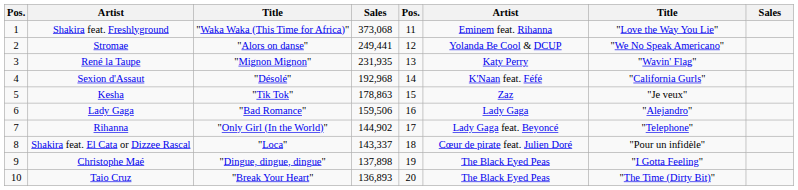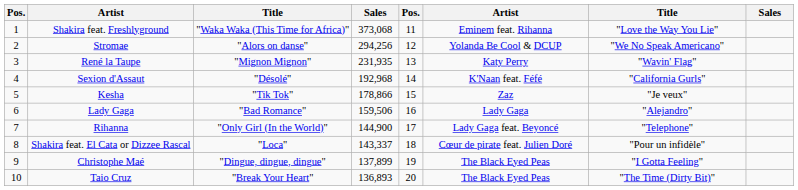(375, 45) 249,441 -> (375, 45) 294,256
(375, 95) 178,863 -> (375, 95) 178,866
(375, 128) 144,902 -> (375, 128) 144,900
(375, 161) 137,898 -> (375, 161) 137,899
